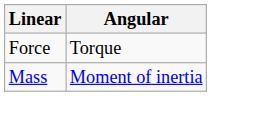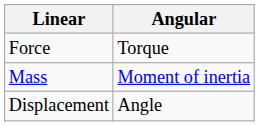+ row: (59, 105)
